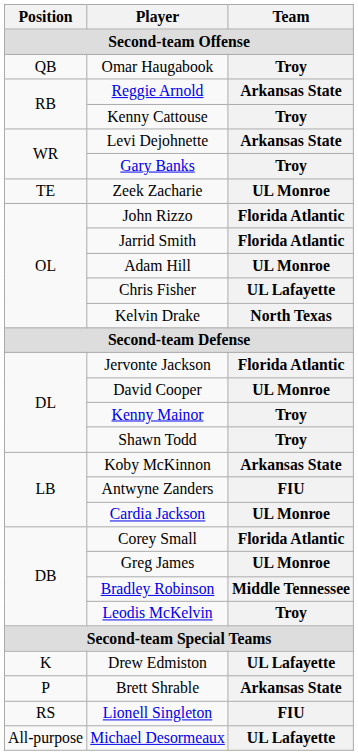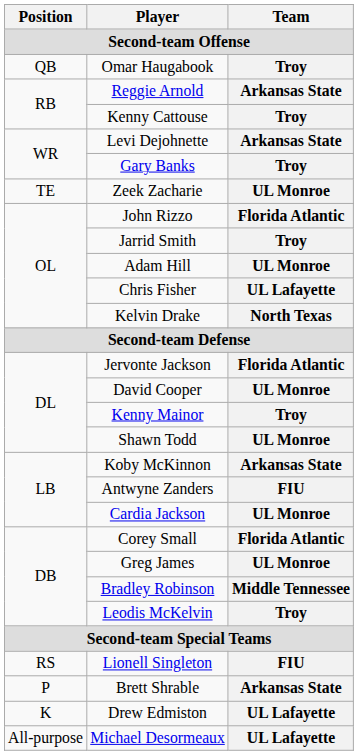(291, 240) Florida Atlantic -> (291, 240) Troy
(291, 439) Troy -> (291, 439) UL Monroe
rows swapped: (158, 663) <-> (158, 713)
